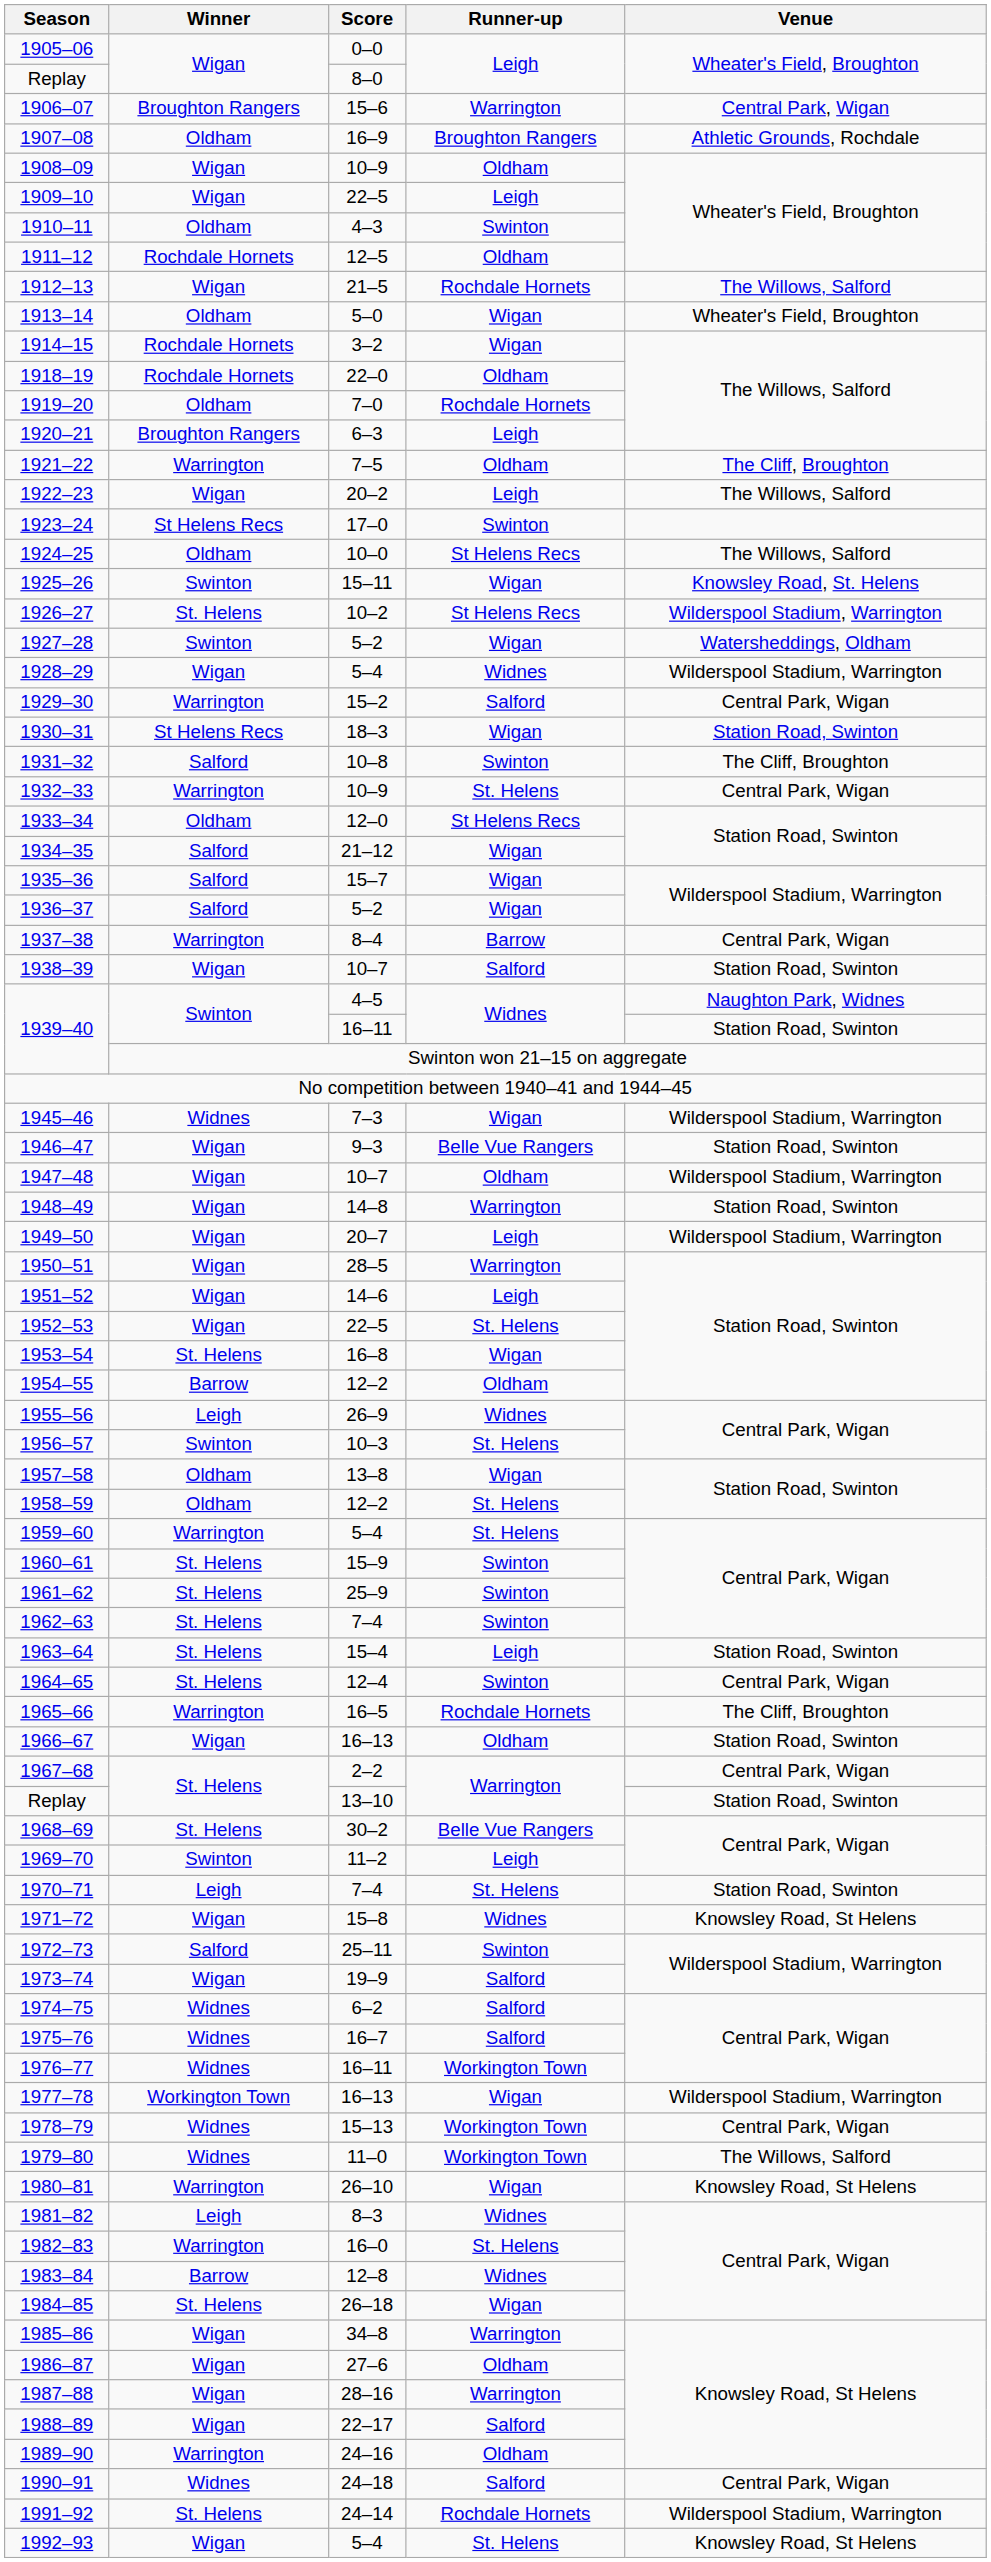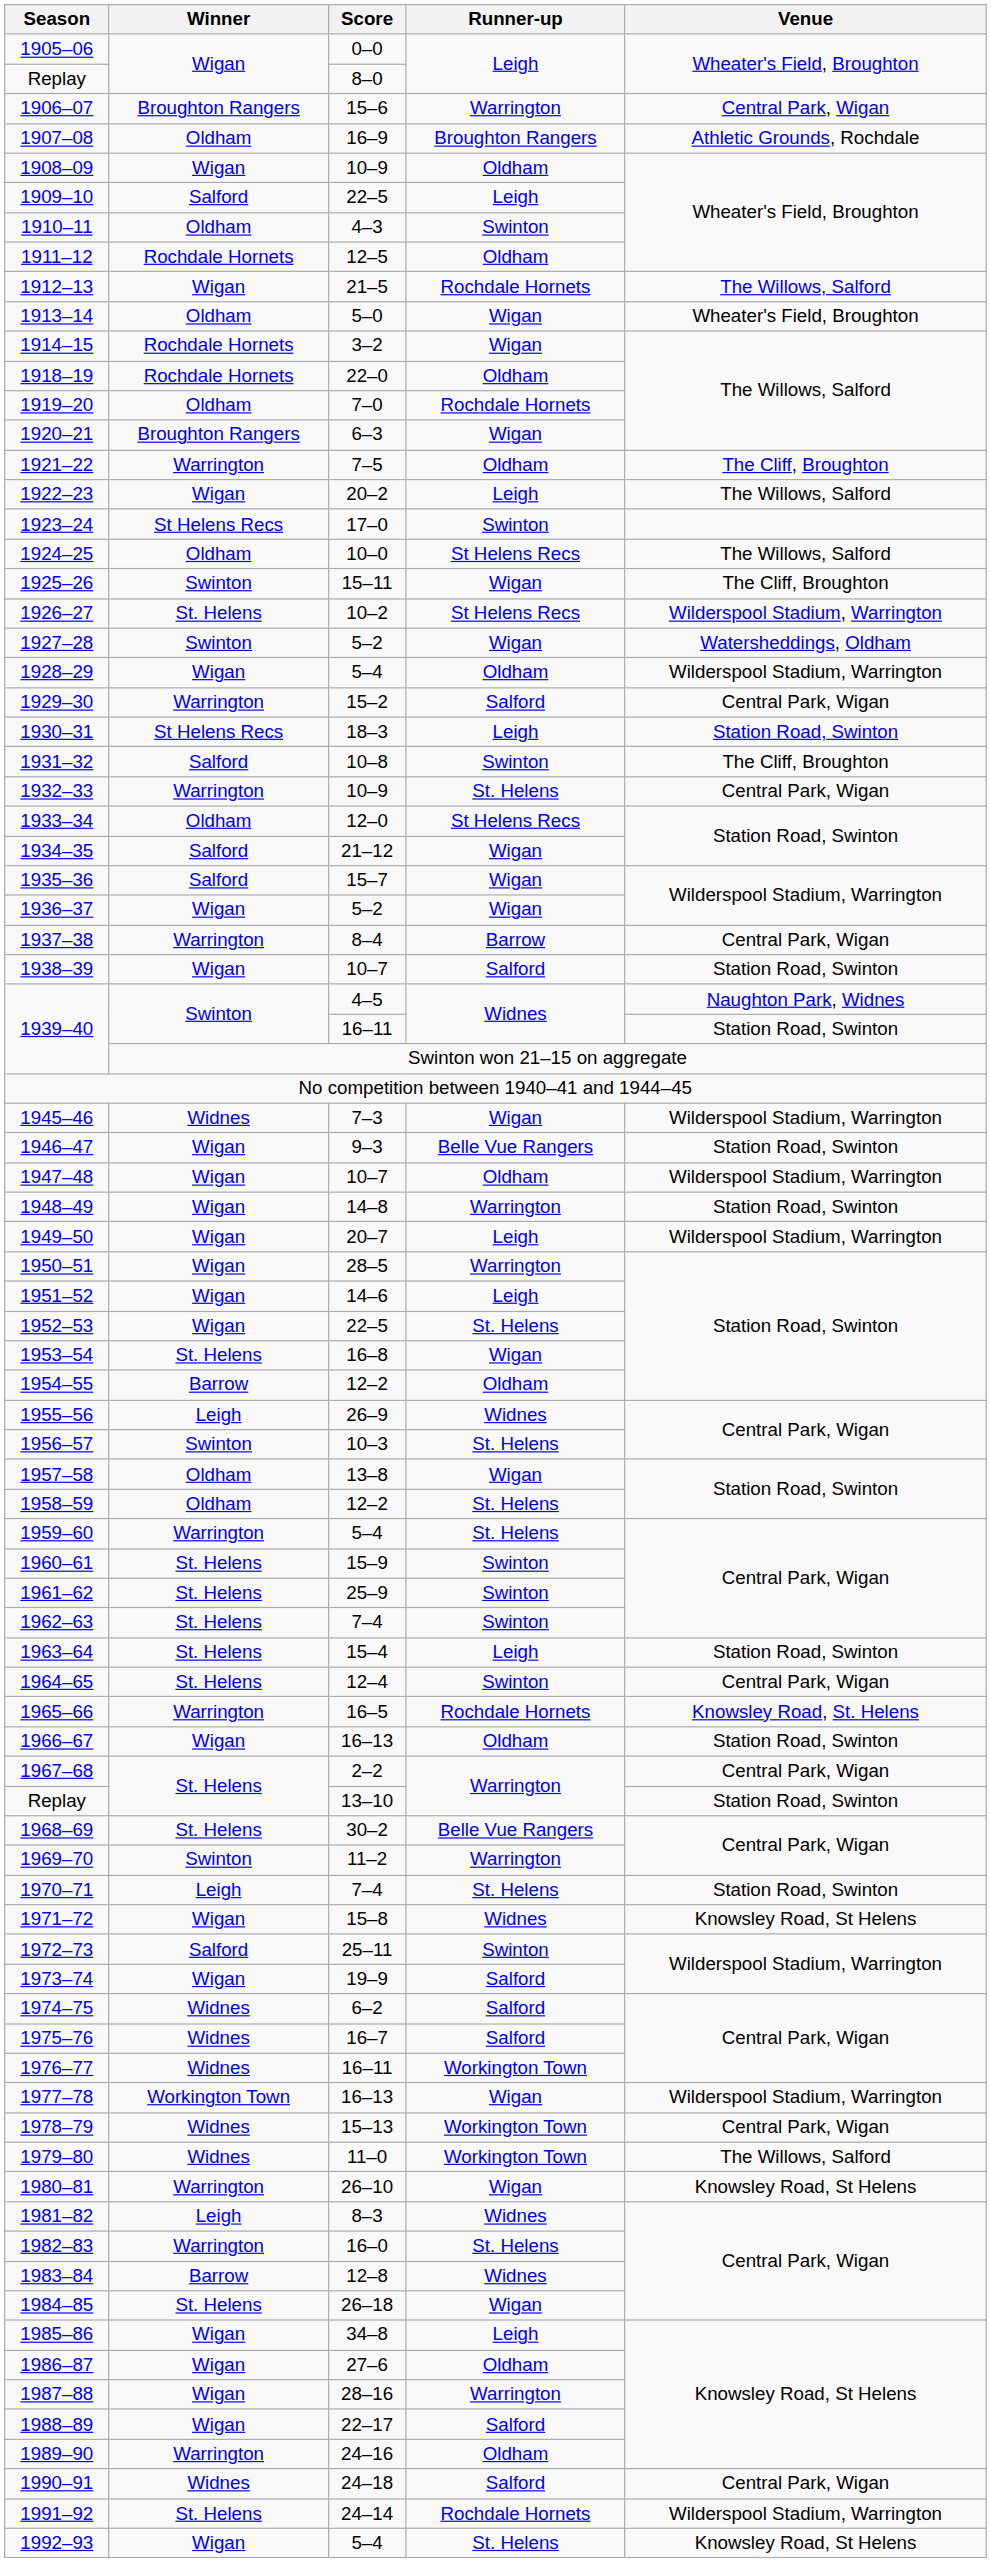(219, 197) Wigan -> (219, 197) Salford
(515, 434) Leigh -> (515, 434) Wigan
(806, 583) Knowsley Road, St. Helens -> (806, 583) The Cliff, Broughton
(515, 672) Widnes -> (515, 672) Oldham
(515, 731) Wigan -> (515, 731) Leigh
(219, 910) Salford -> (219, 910) Wigan
(806, 1711) The Cliff, Broughton -> (806, 1711) Knowsley Road, St. Helens
(515, 1860) Leigh -> (515, 1860) Warrington
(515, 2335) Warrington -> (515, 2335) Leigh
